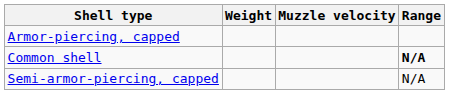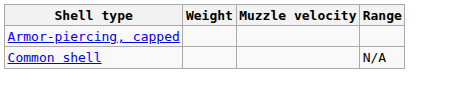(414, 57) bold -> (374, 57) normal
- row: (113, 79)
